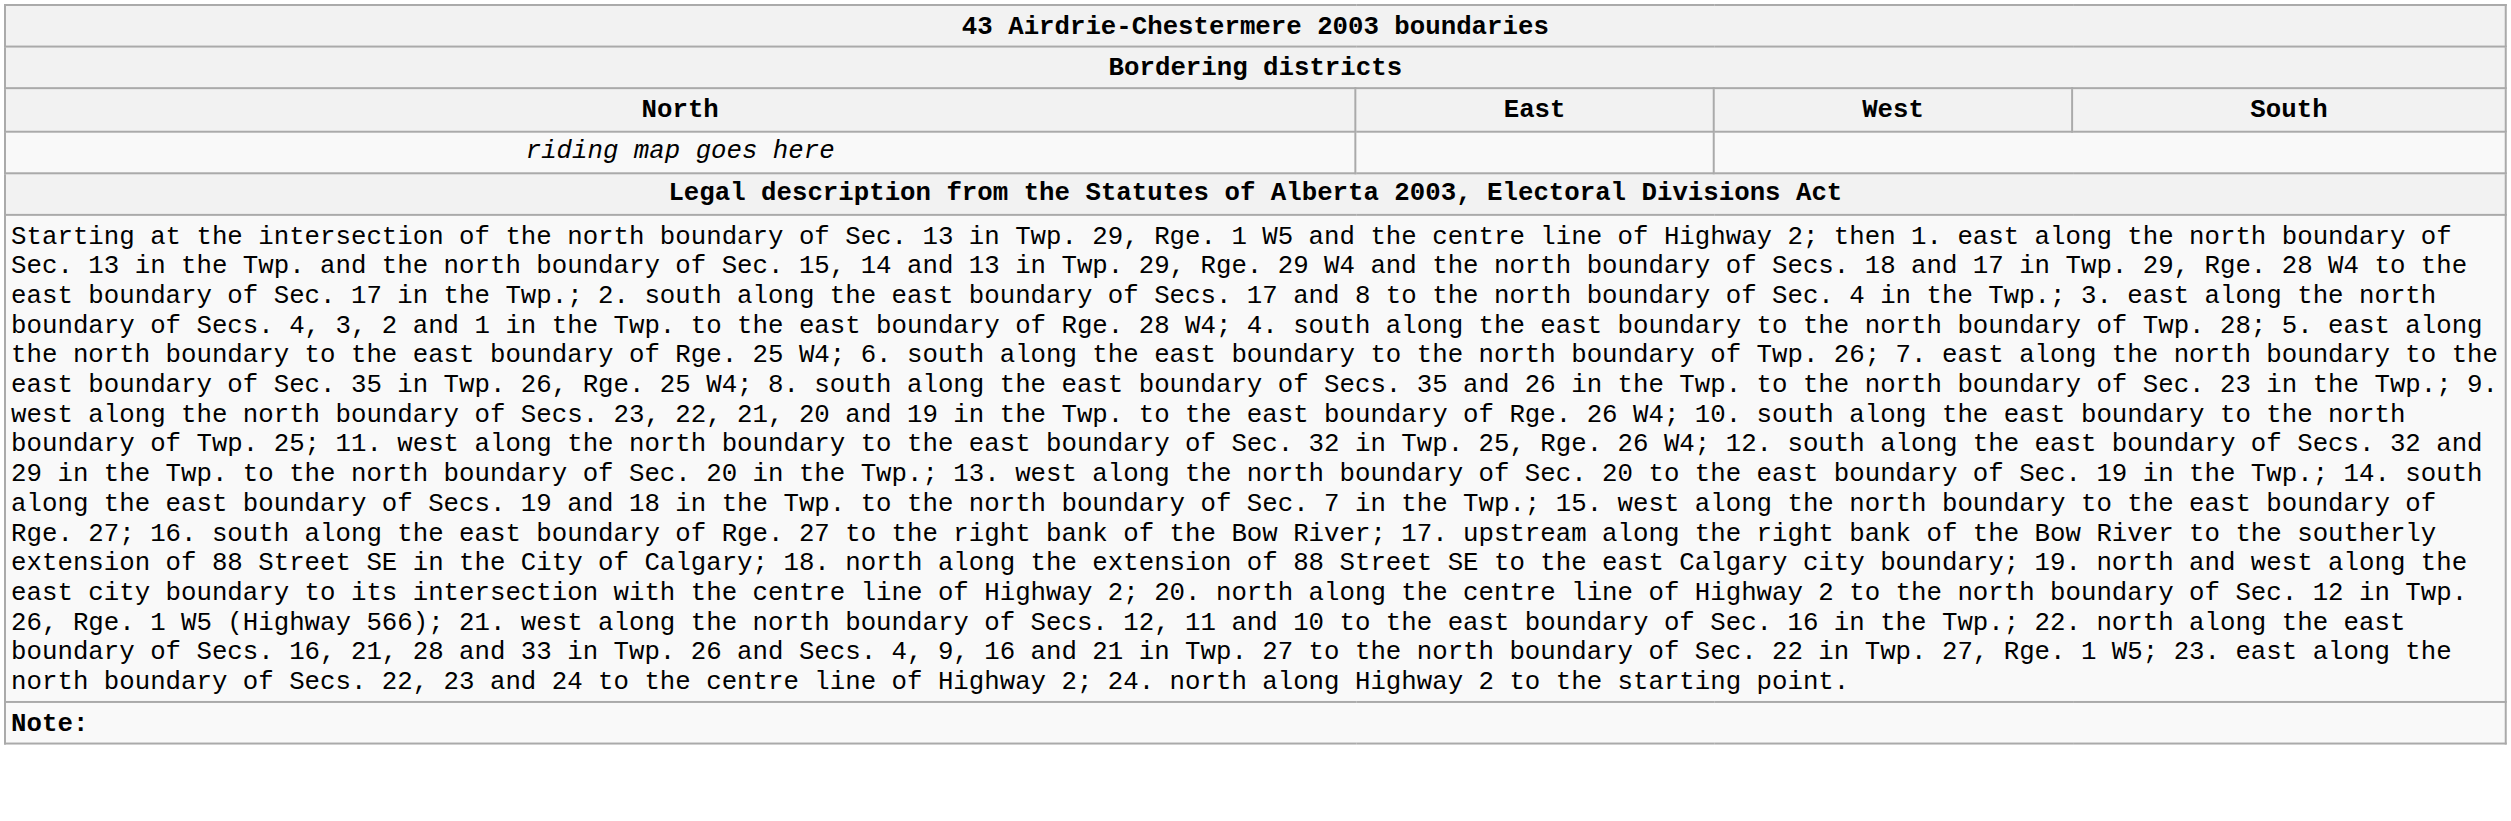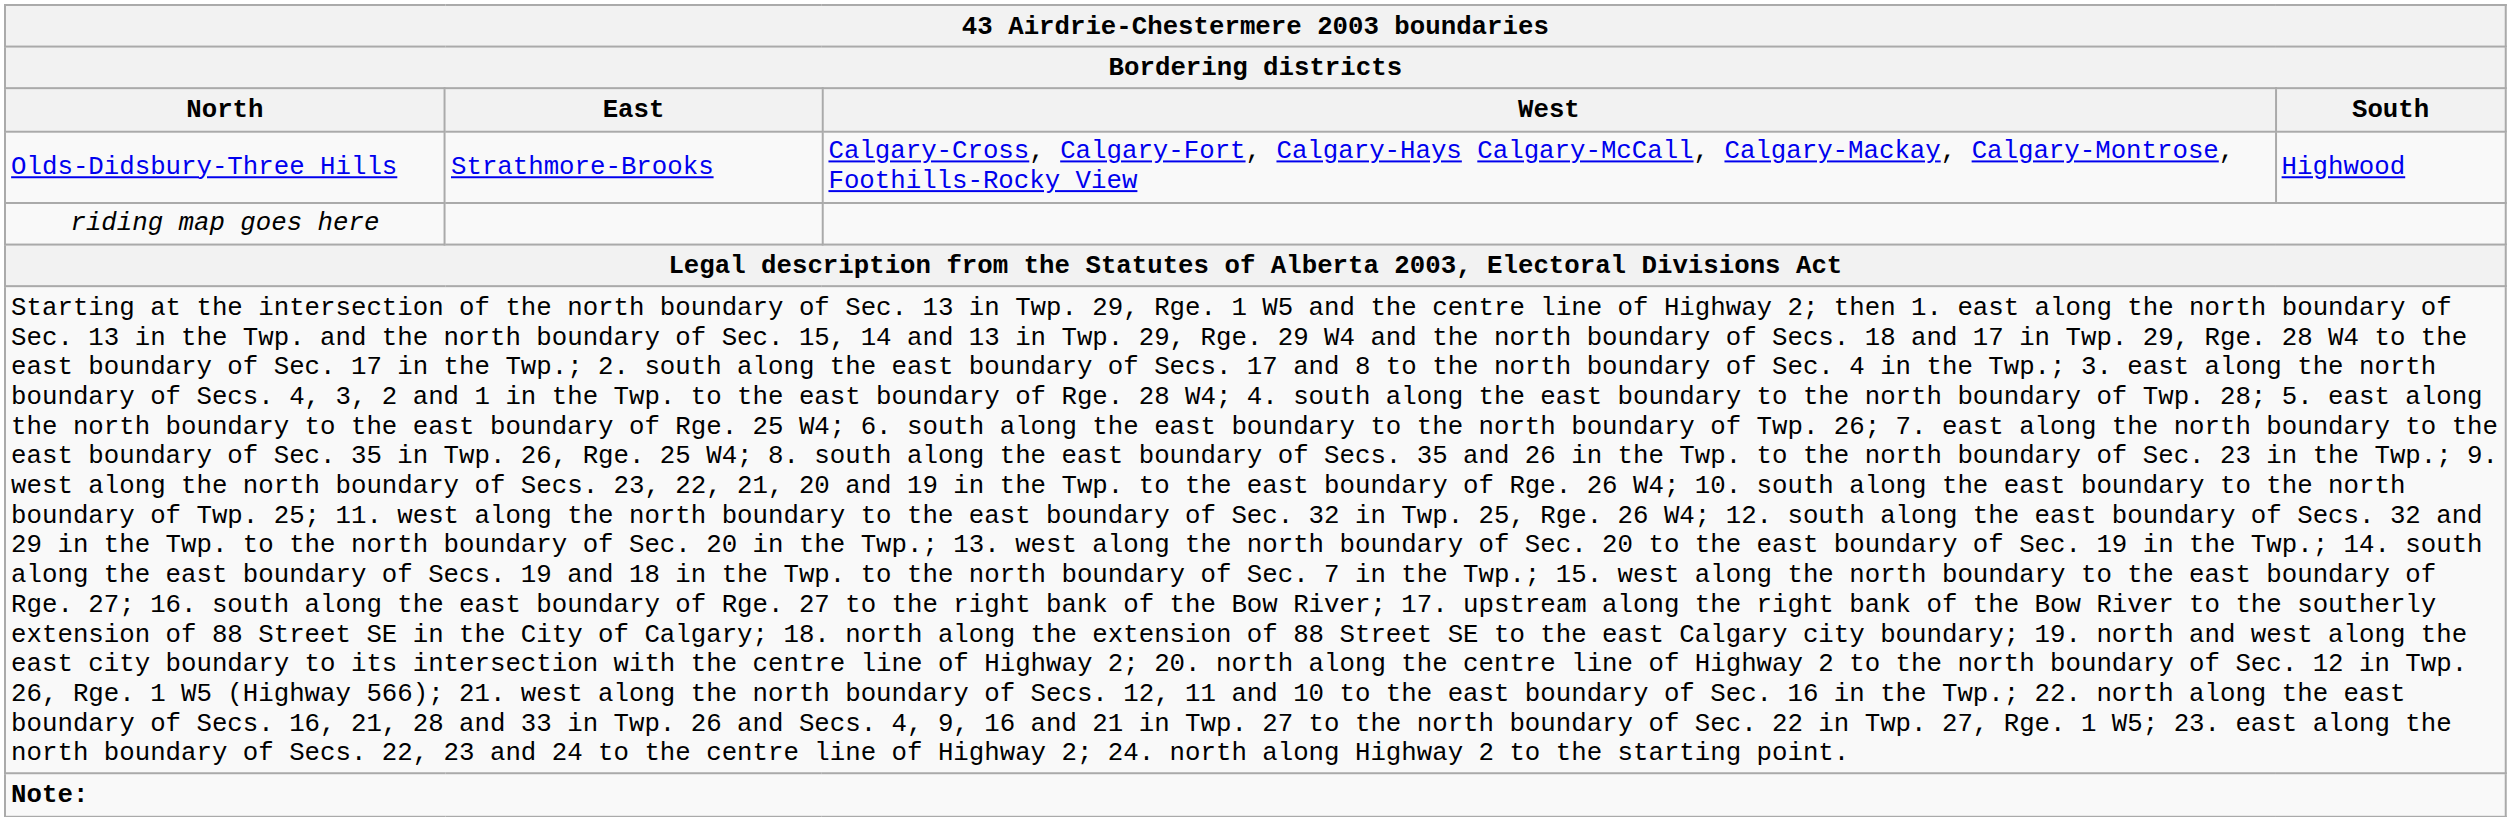+ row: (204, 167)
